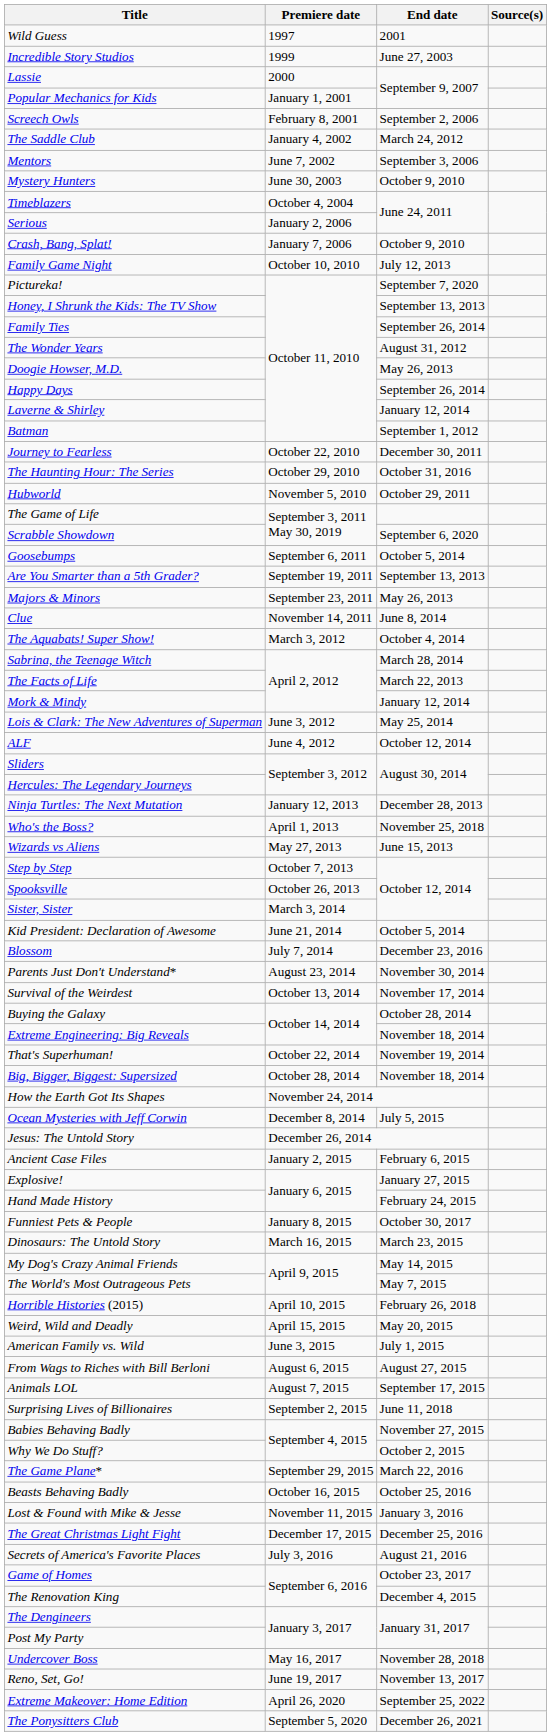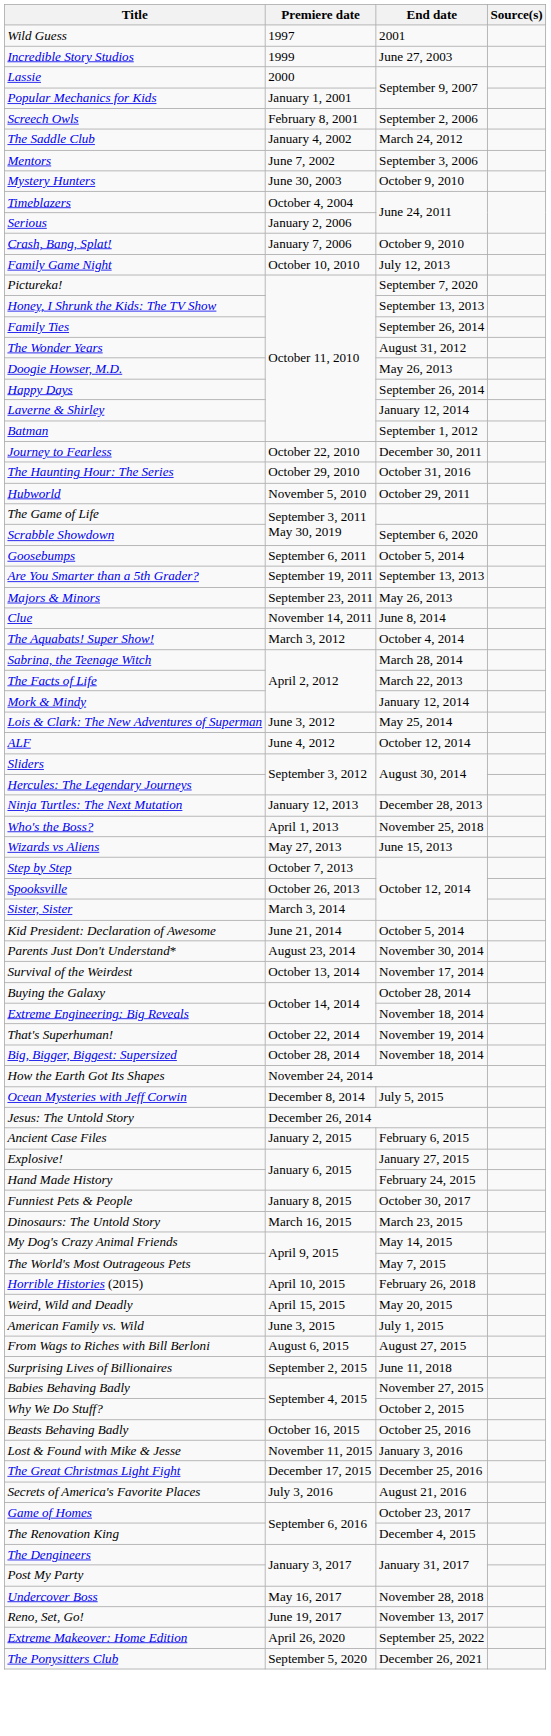- row: (30, 951)
- row: (43, 1388)
- row: (55, 1471)
